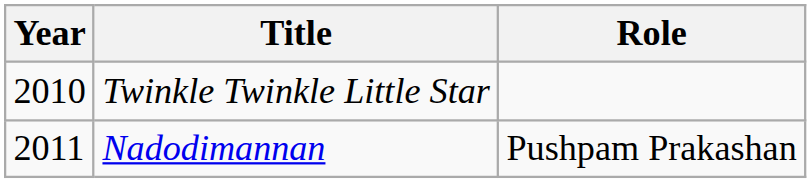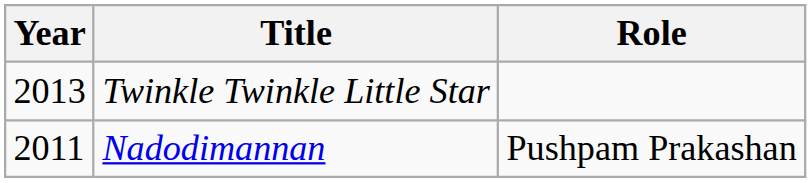(50, 90) 2010 -> (50, 90) 2013
